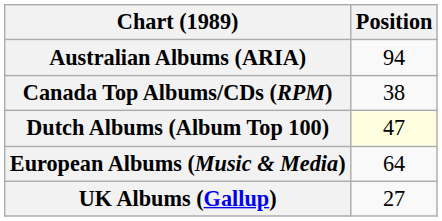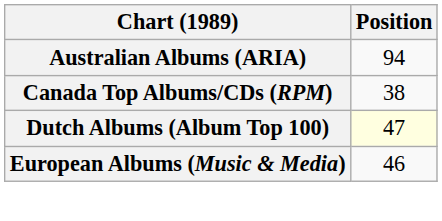(394, 163) 64 -> (394, 163) 46
- row: (178, 198)
